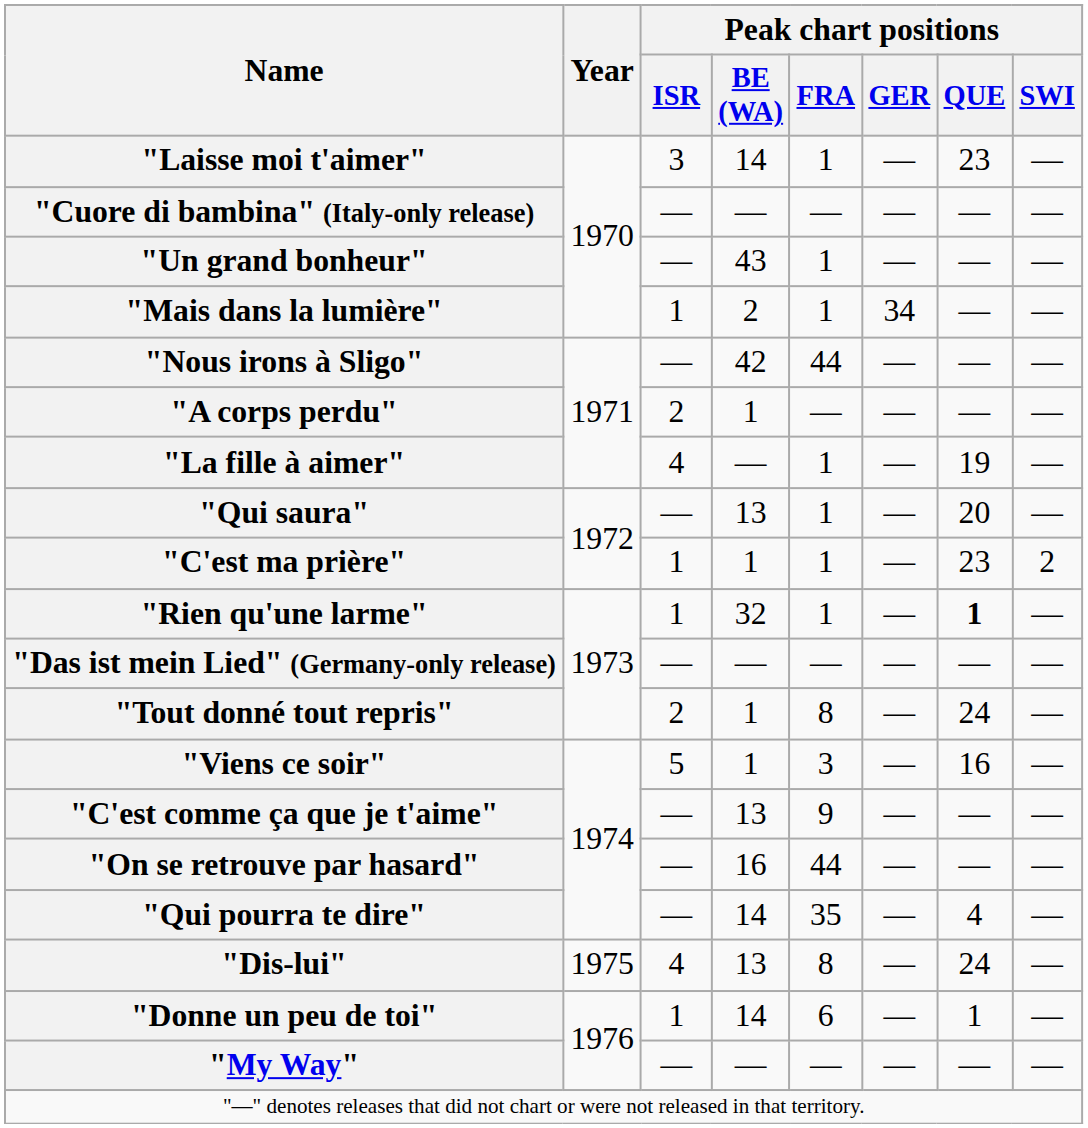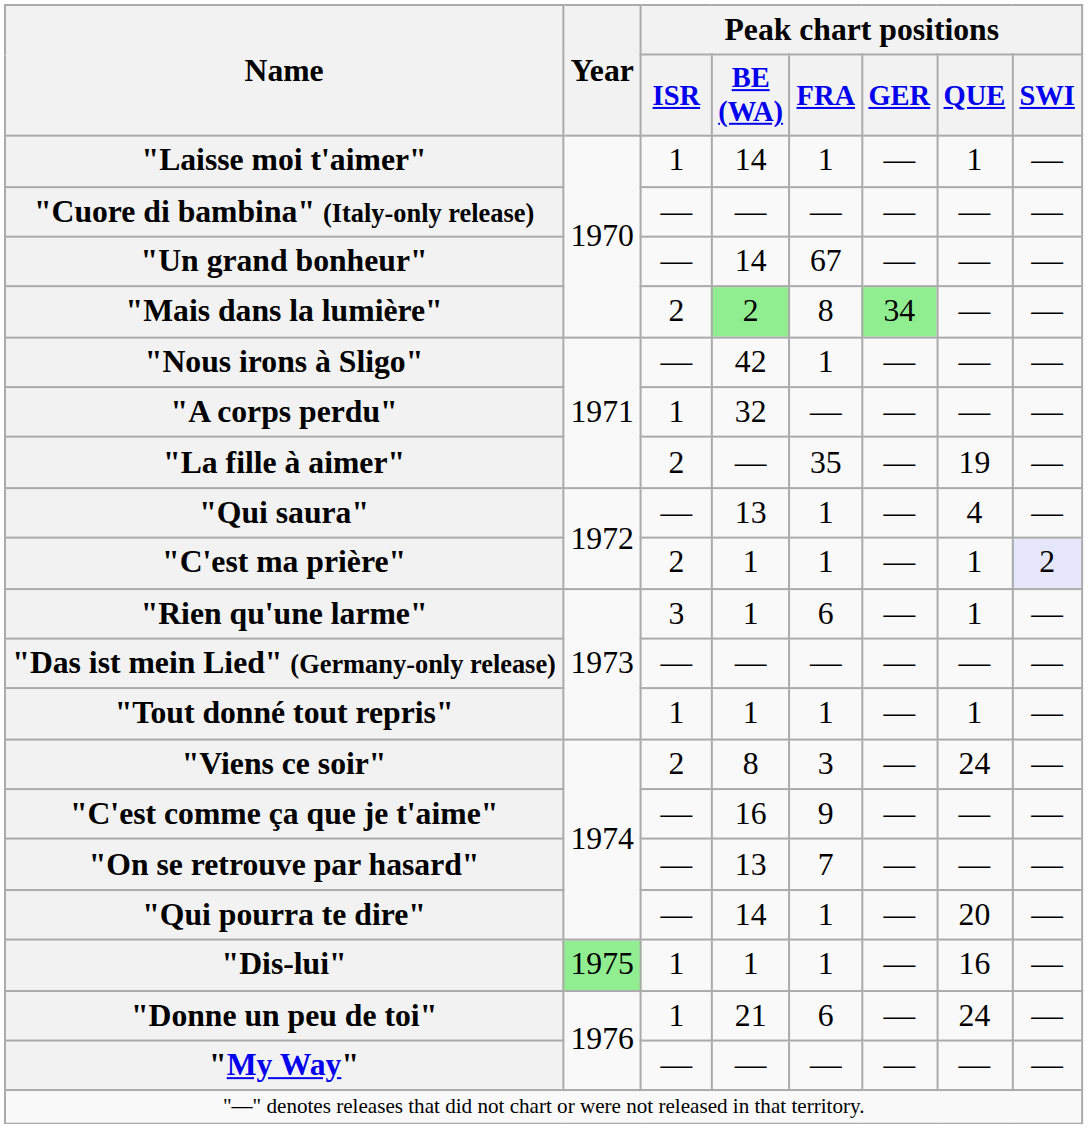(676, 160) 3 -> (676, 160) 1
(974, 160) 23 -> (974, 160) 1
(751, 261) 43 -> (751, 261) 14
(826, 261) 1 -> (826, 261) 67
(676, 311) 1 -> (676, 311) 2
(751, 311) no background -> (751, 311) lightgreen background
(826, 311) 1 -> (826, 311) 8
(899, 311) no background -> (899, 311) lightgreen background
(826, 361) 44 -> (826, 361) 1
(676, 411) 2 -> (676, 411) 1
(751, 411) 1 -> (751, 411) 32
(676, 462) 4 -> (676, 462) 2
(826, 462) 1 -> (826, 462) 35
(974, 512) 20 -> (974, 512) 4
(676, 562) 1 -> (676, 562) 2
(974, 562) 23 -> (974, 562) 1
(1047, 562) no background -> (1047, 562) lavender background
(676, 612) 1 -> (676, 612) 3
(751, 612) 32 -> (751, 612) 1
(826, 612) 1 -> (826, 612) 6
(974, 612) bold -> (974, 612) normal
(676, 713) 2 -> (676, 713) 1
(826, 713) 8 -> (826, 713) 1
(974, 713) 24 -> (974, 713) 1
(676, 763) 5 -> (676, 763) 2
(751, 763) 1 -> (751, 763) 8
(974, 763) 16 -> (974, 763) 24
(751, 813) 13 -> (751, 813) 16
(751, 863) 16 -> (751, 863) 13
(826, 863) 44 -> (826, 863) 7
(826, 914) 35 -> (826, 914) 1
(974, 914) 4 -> (974, 914) 20
(602, 964) no background -> (602, 964) lightgreen background
(676, 964) 4 -> (676, 964) 1
(751, 964) 13 -> (751, 964) 1
(826, 964) 8 -> (826, 964) 1
(974, 964) 24 -> (974, 964) 16
(751, 1014) 14 -> (751, 1014) 21
(974, 1014) 1 -> (974, 1014) 24
